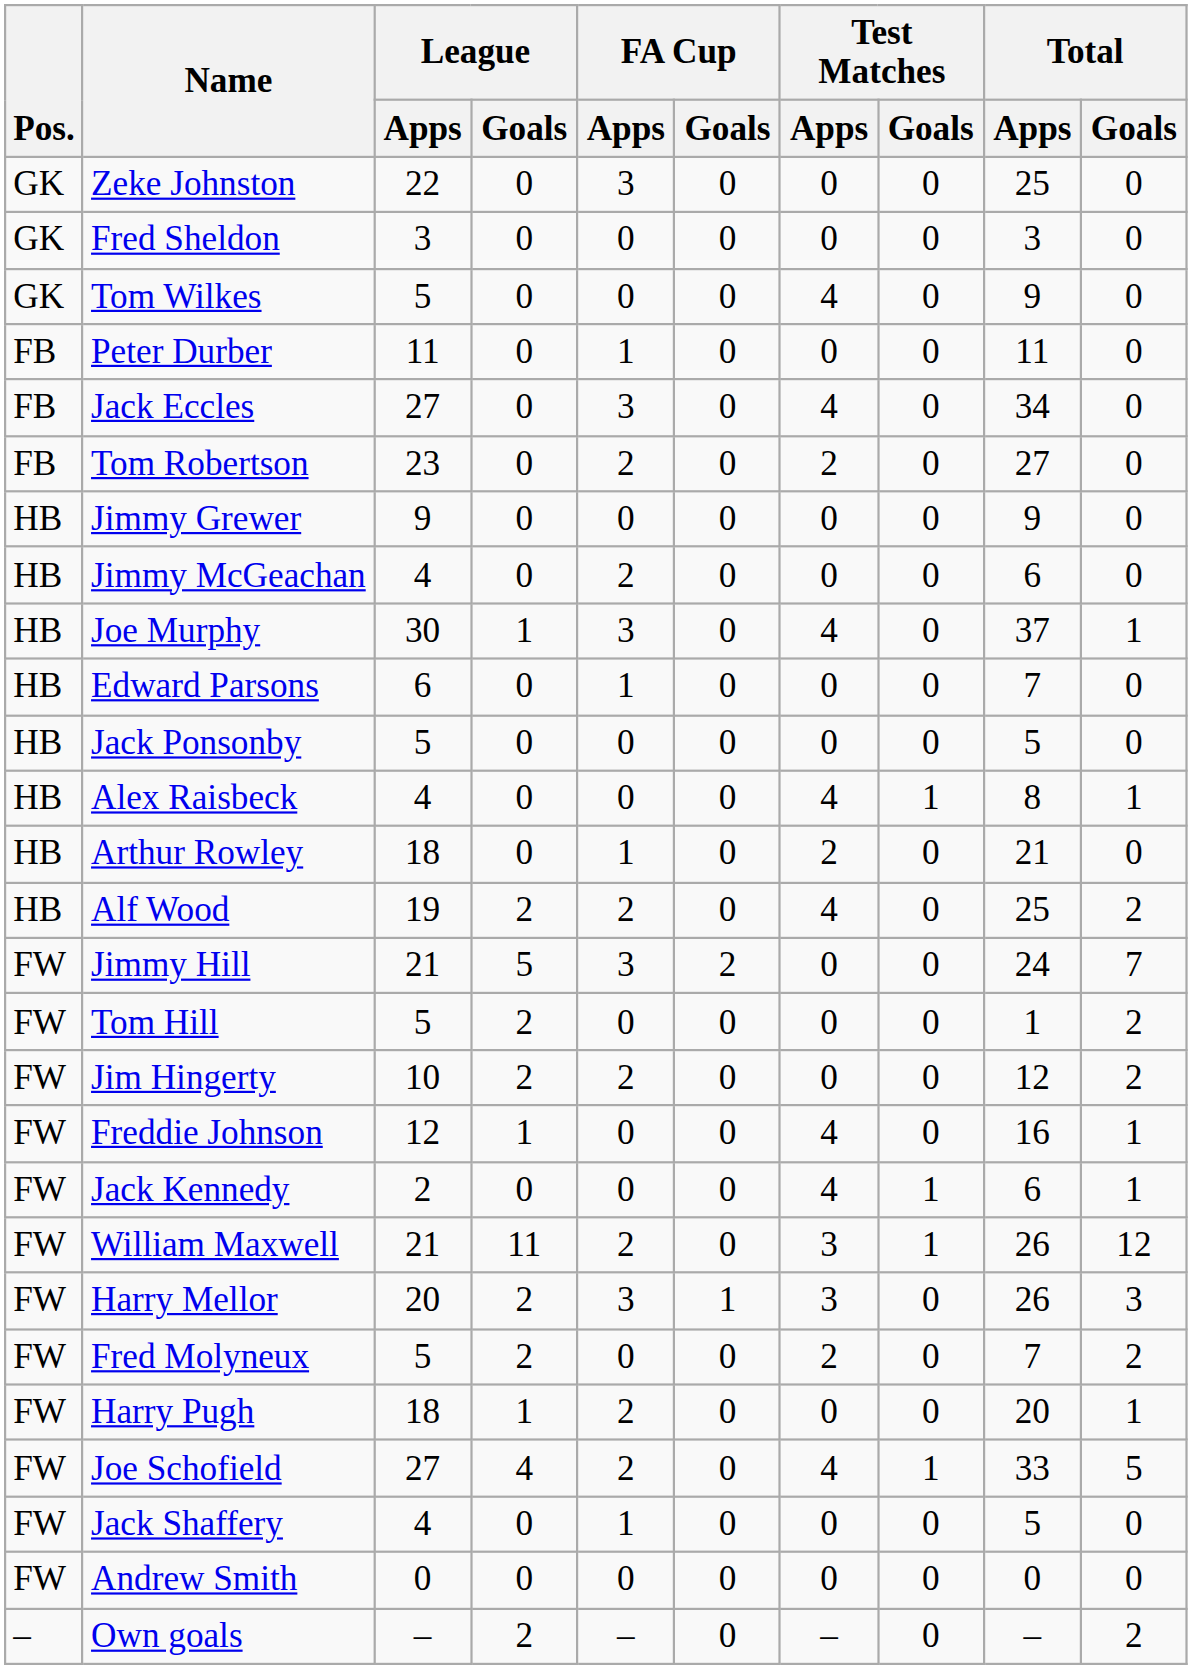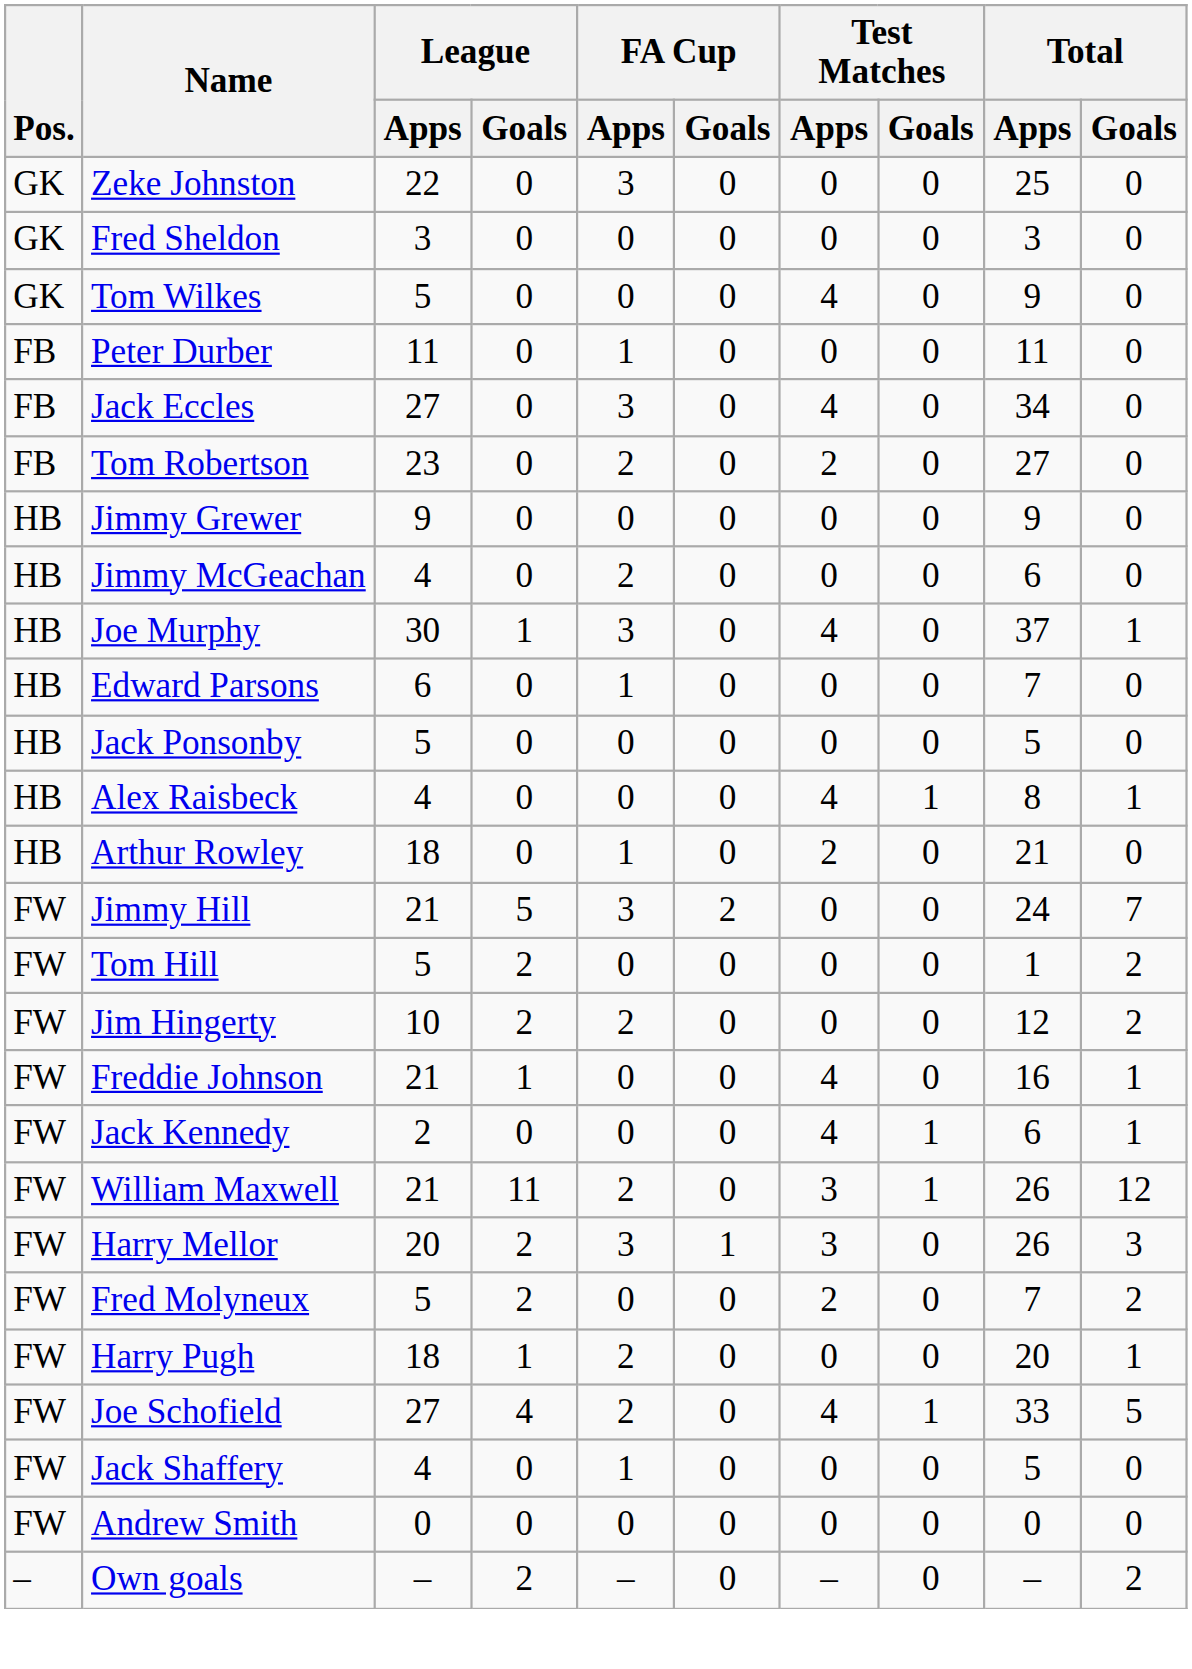- row: (160, 909)
(423, 1132) 12 -> (423, 1076) 21
